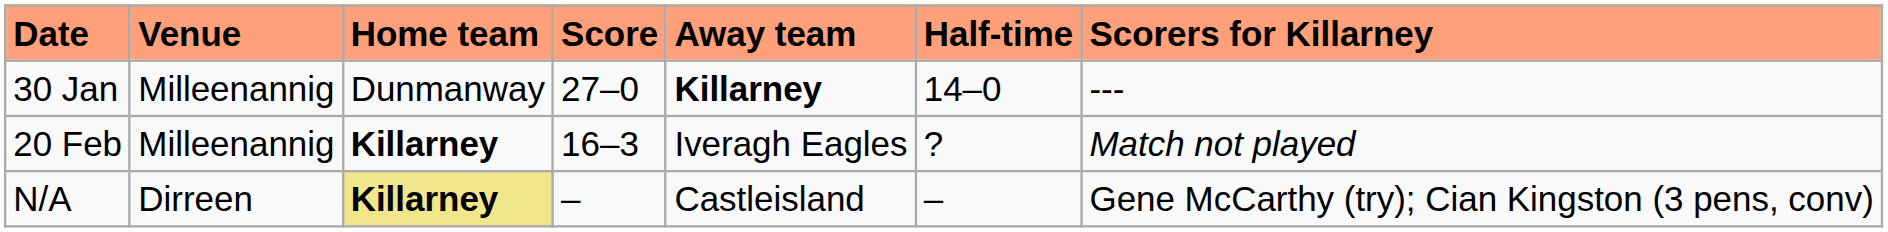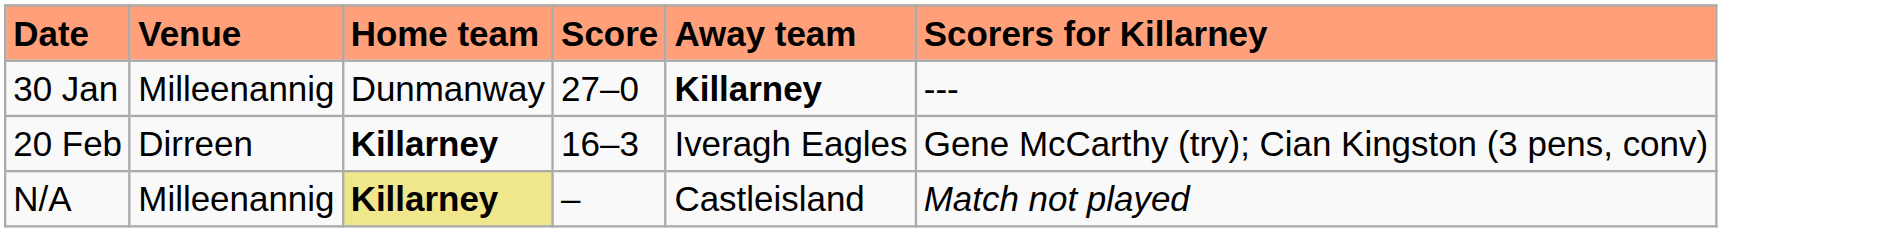- column: (998, 32)
(236, 143) Milleenannig -> (196, 143) Dirreen
(1222, 143) Match not played -> (1316, 143) Gene McCarthy (try); Cian Kingston (3 pens, conv)
(196, 198) Dirreen -> (236, 198) Milleenannig
(1482, 198) Gene McCarthy (try); Cian Kingston (3 pens, conv) -> (1057, 198) Match not played
